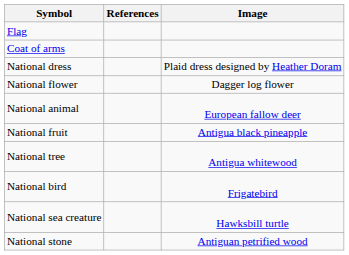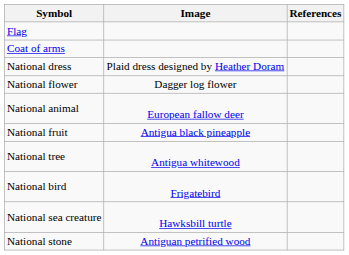columns swapped: (253, 13) <-> (133, 13)
